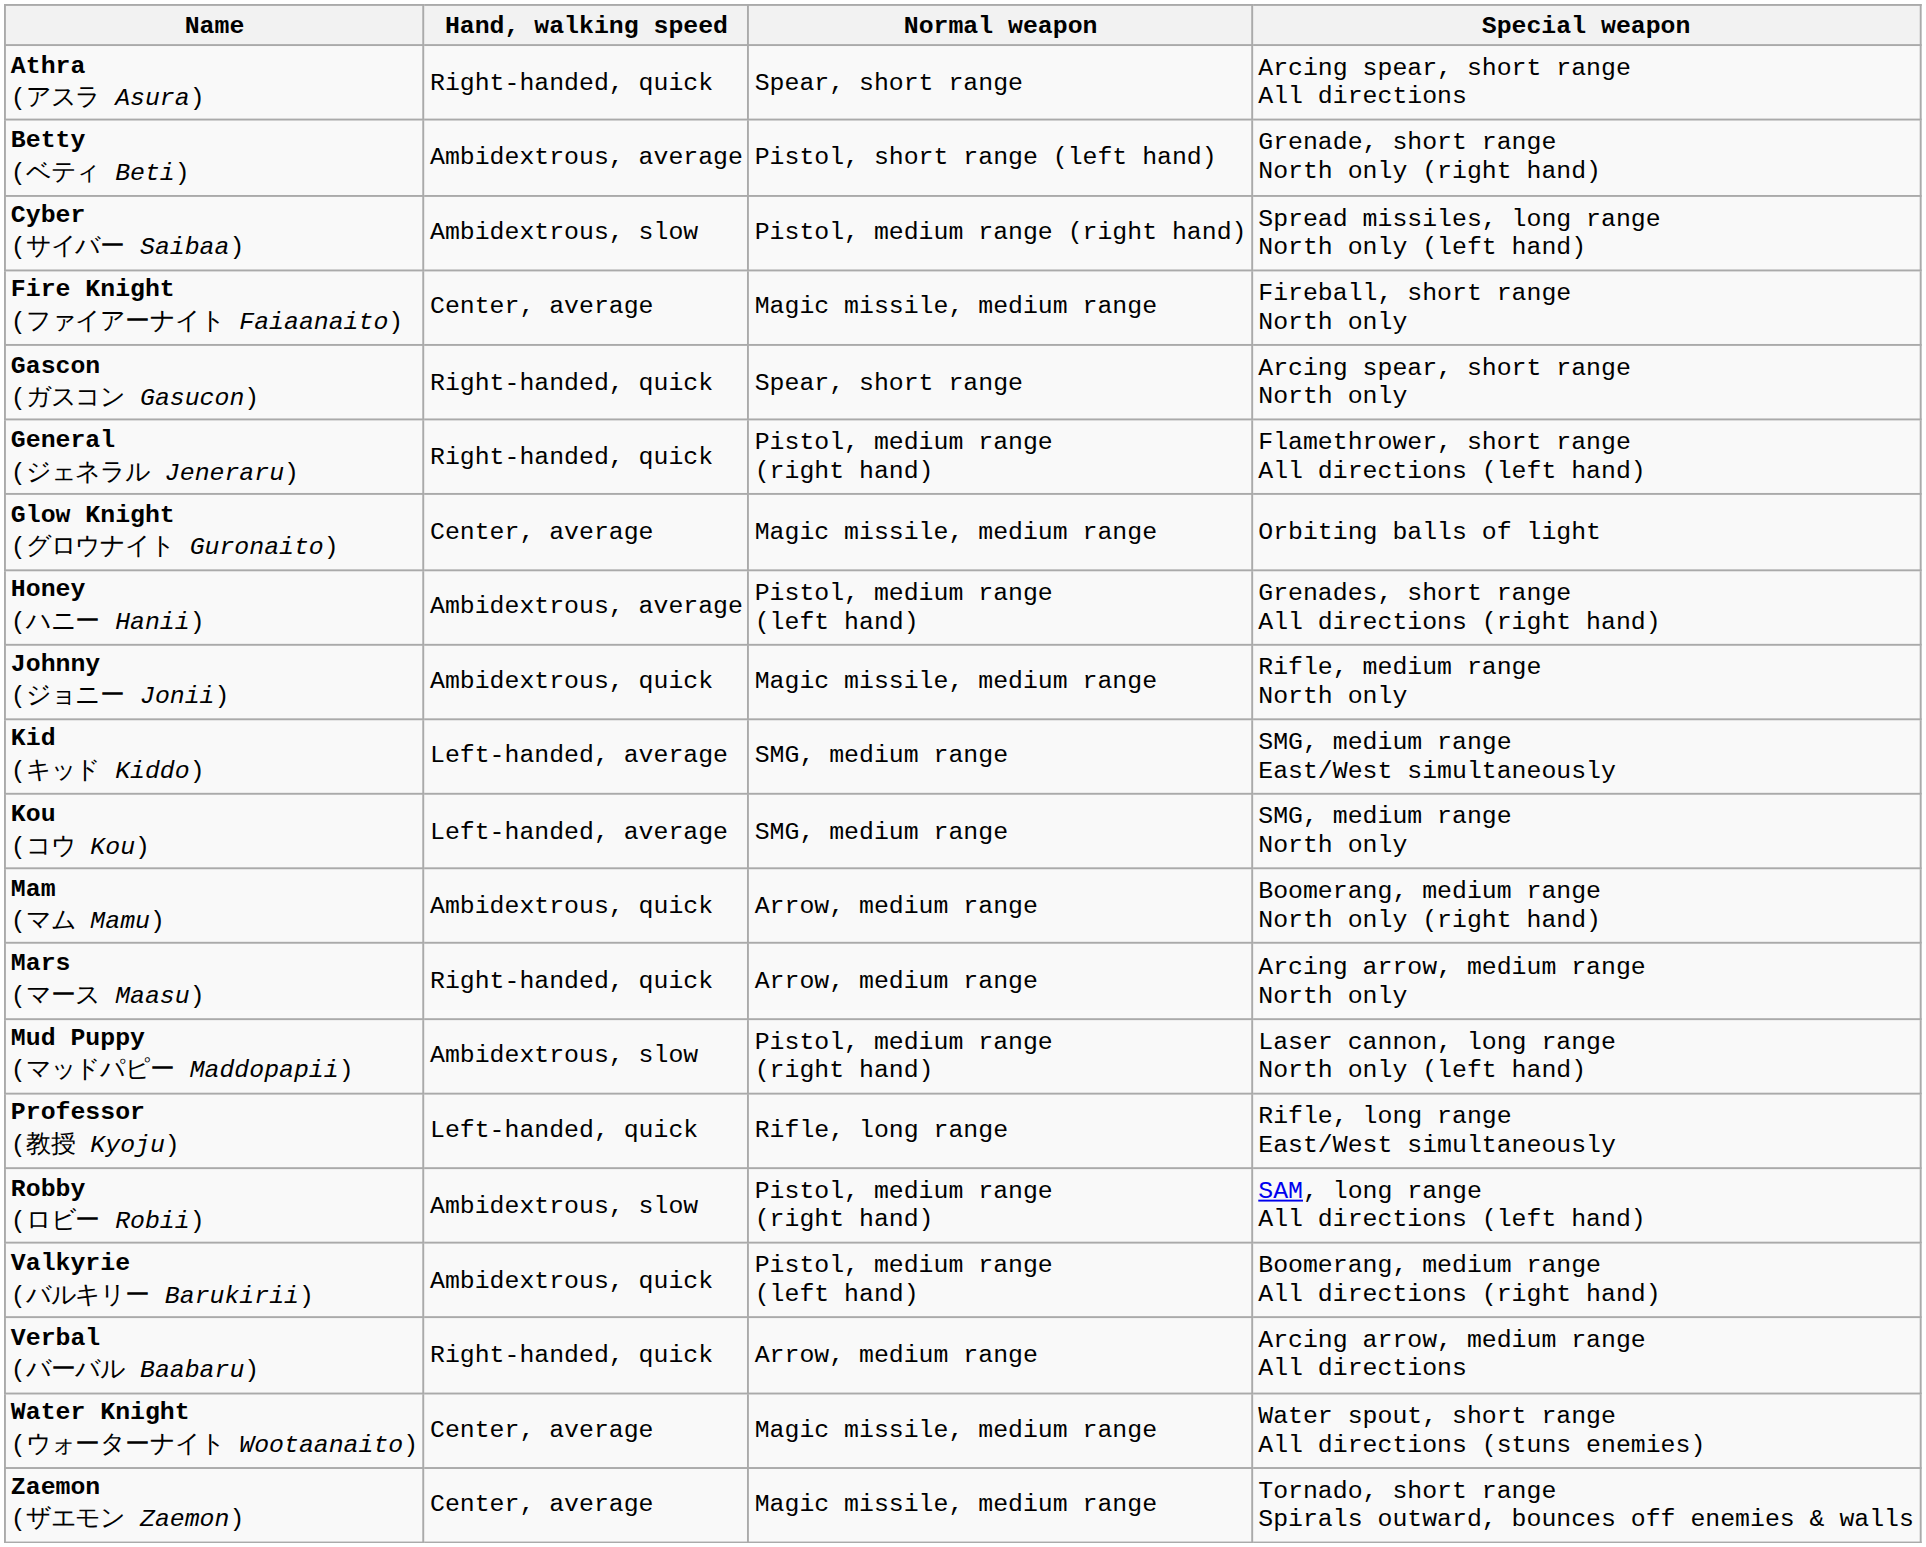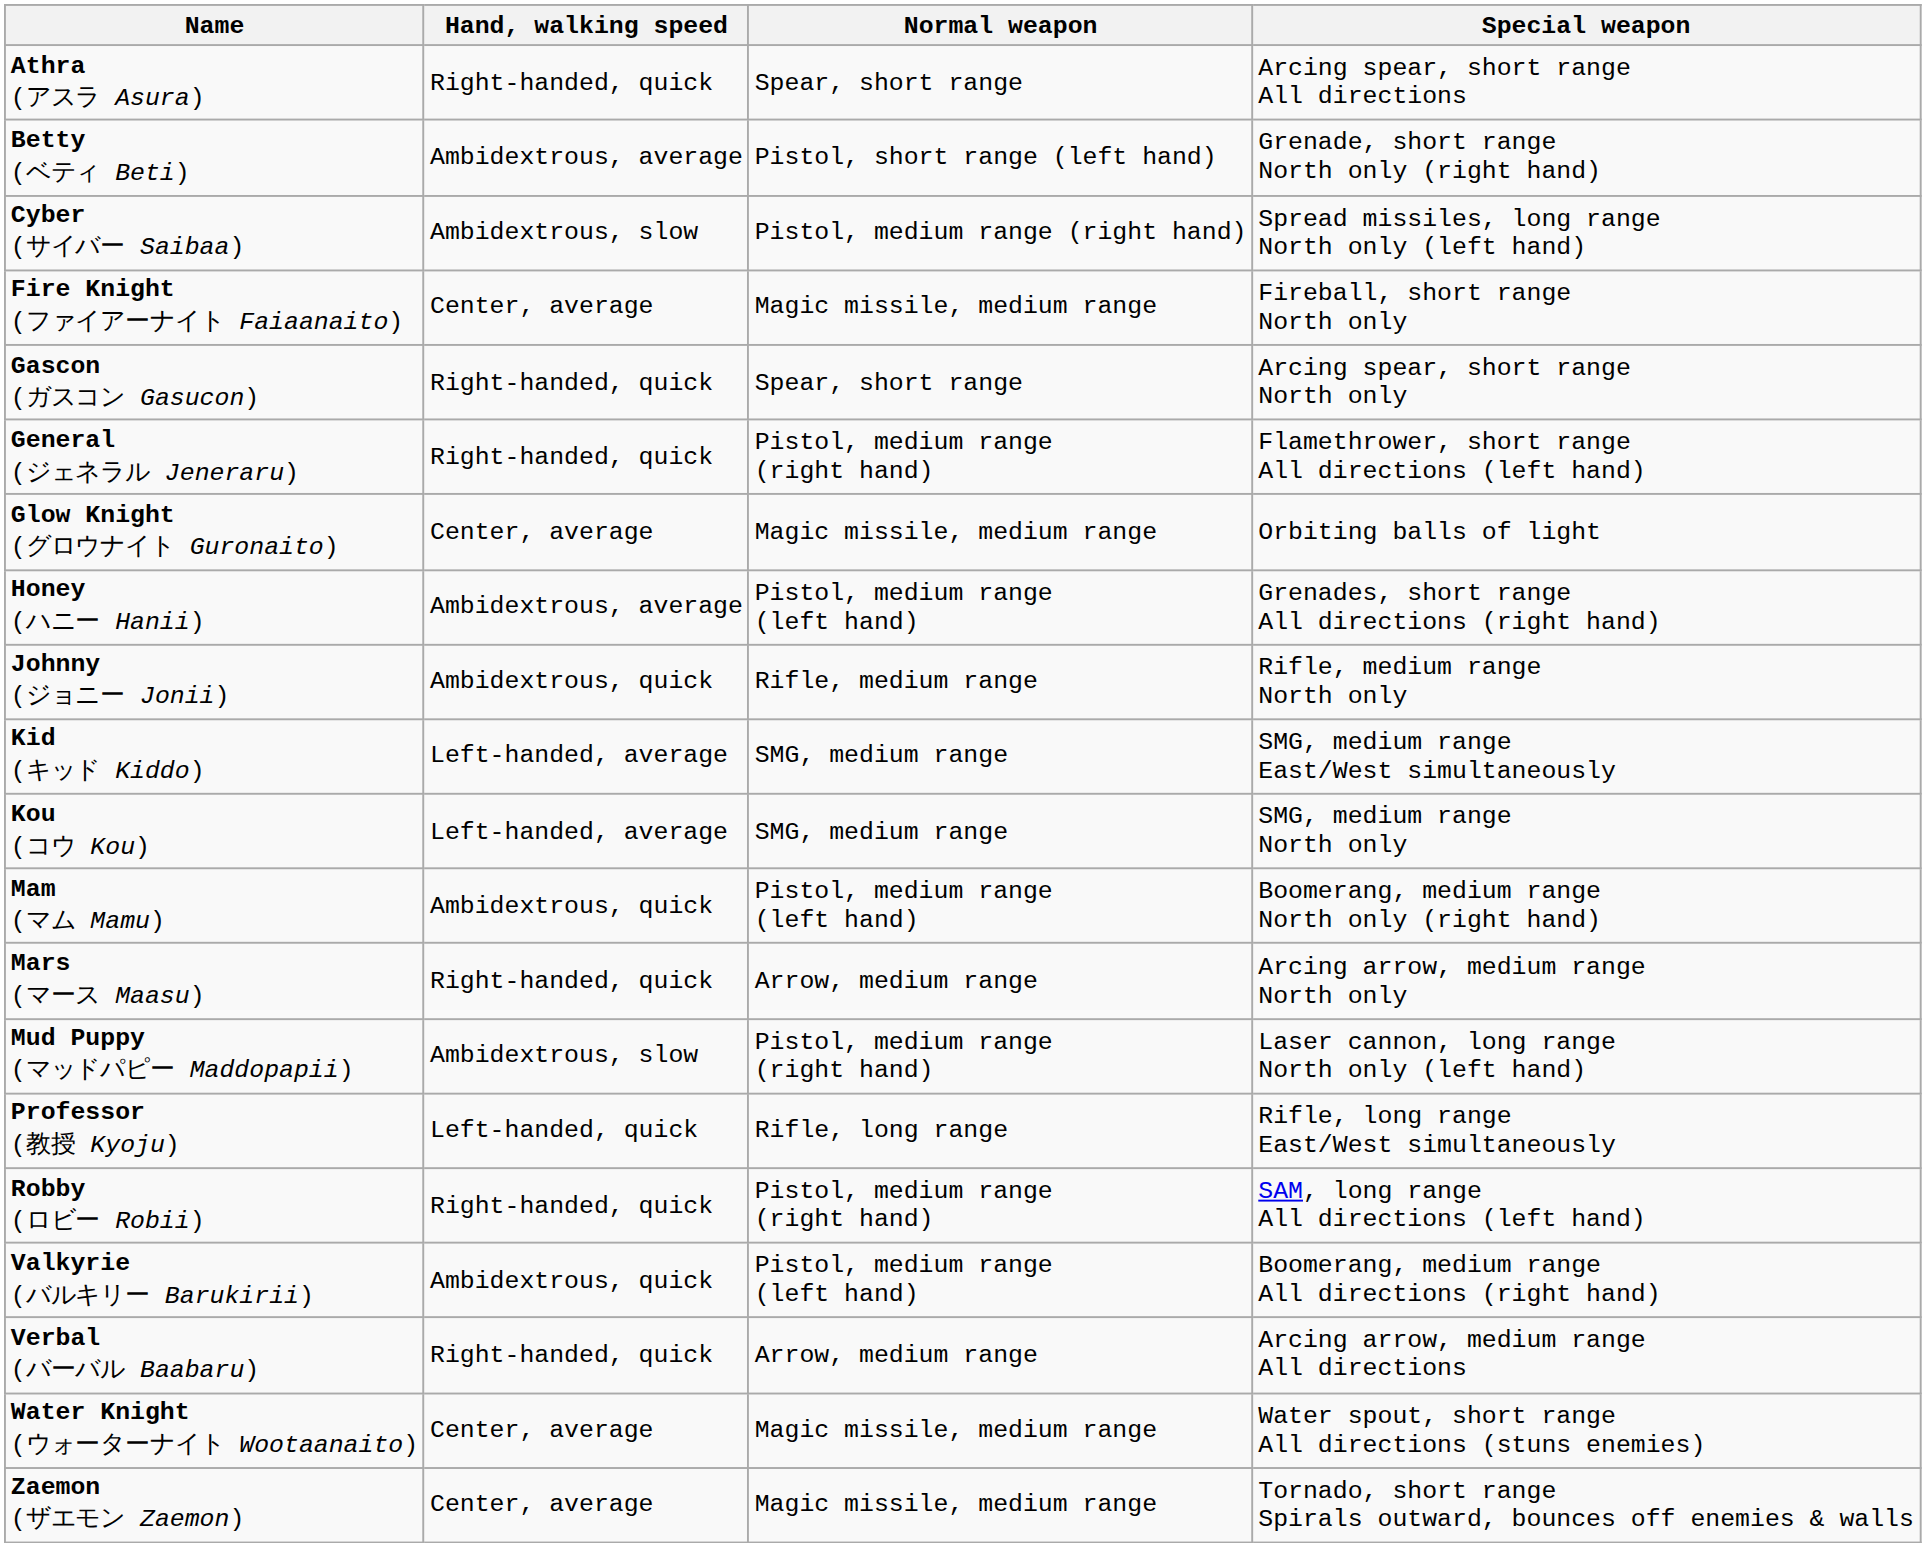(956, 682) Magic missile, medium range -> (896, 682) Rifle, medium range
(896, 906) Arrow, medium range -> (904, 906) Pistol, medium range (left hand)
(564, 1206) Ambidextrous, slow -> (572, 1206) Right-handed, quick
